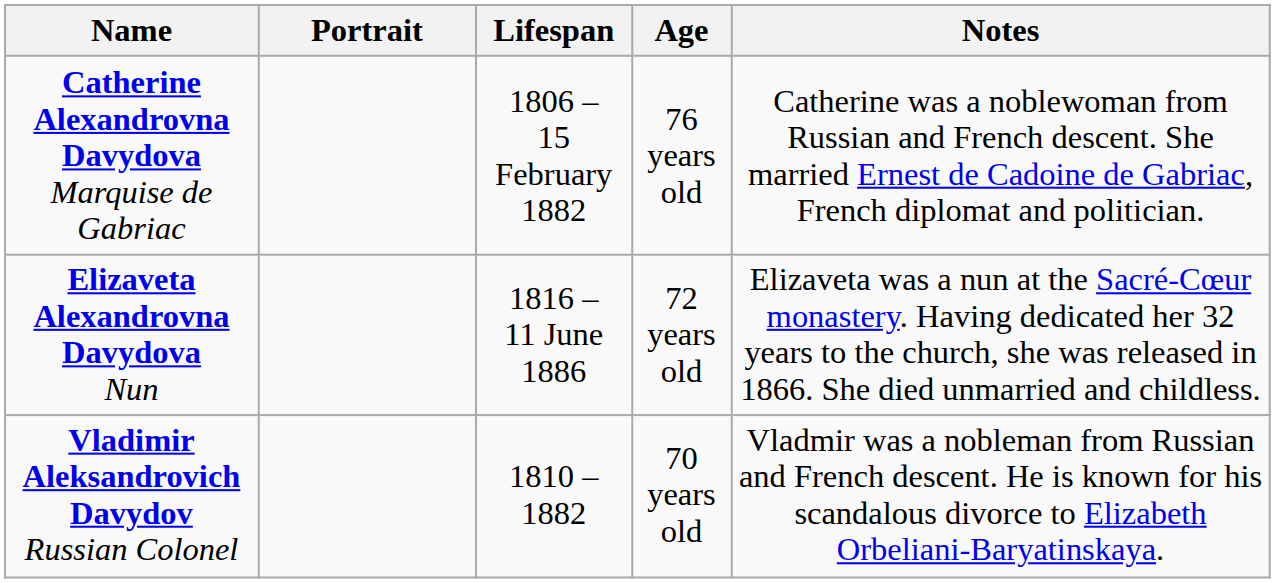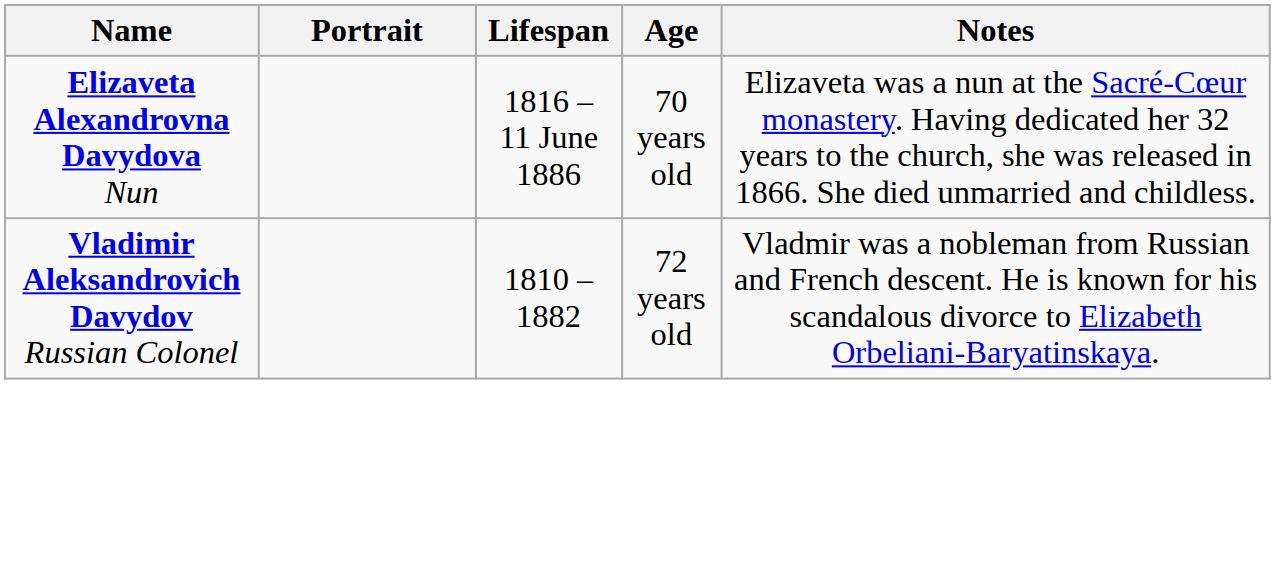- row: (131, 154)
(681, 334) 72 years old -> (671, 136) 70 years old
(681, 495) 70 years old -> (671, 297) 72 years old
